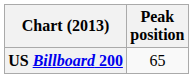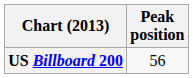(157, 60) 65 -> (157, 60) 56
